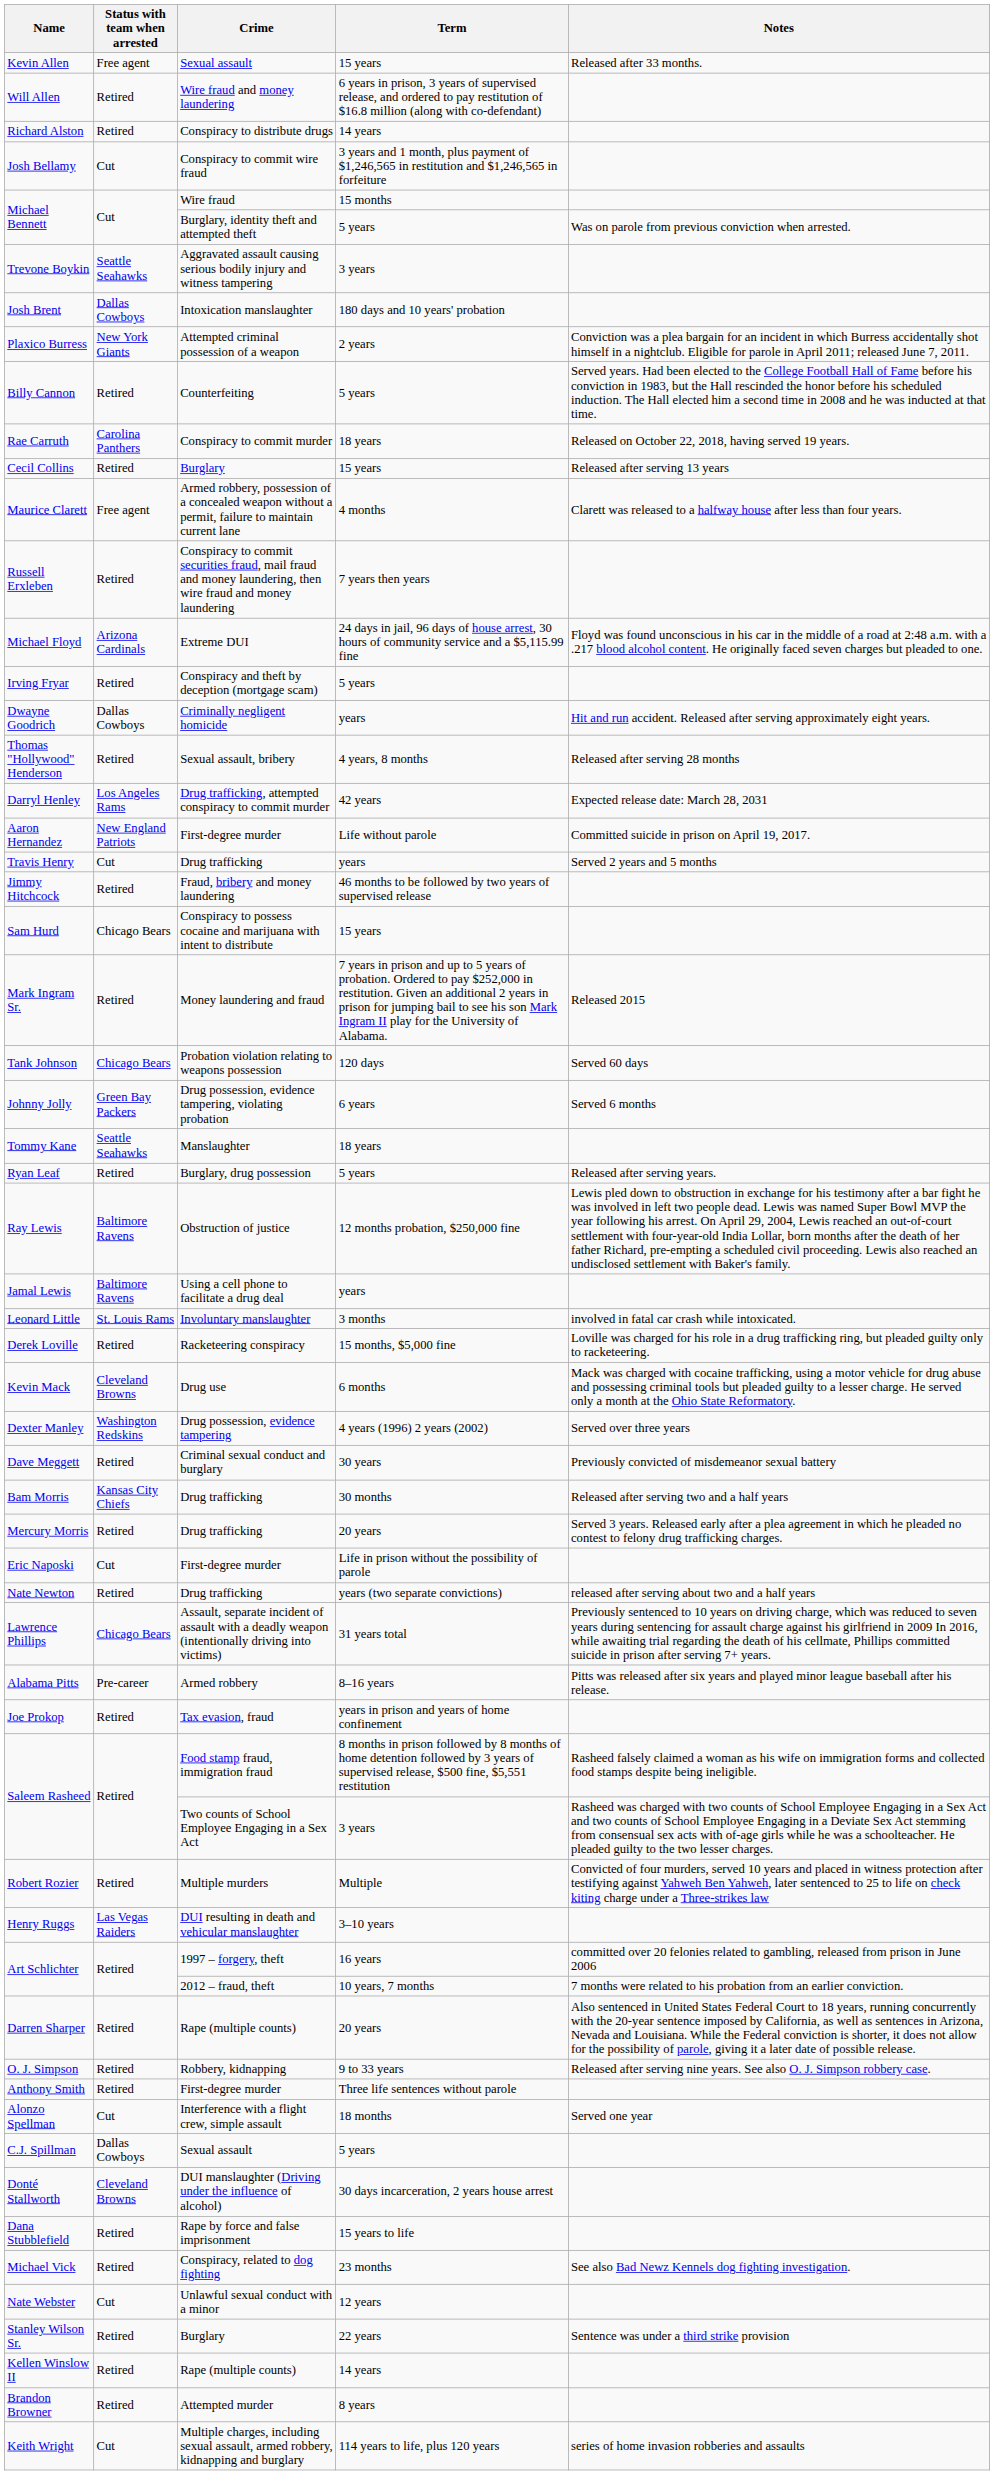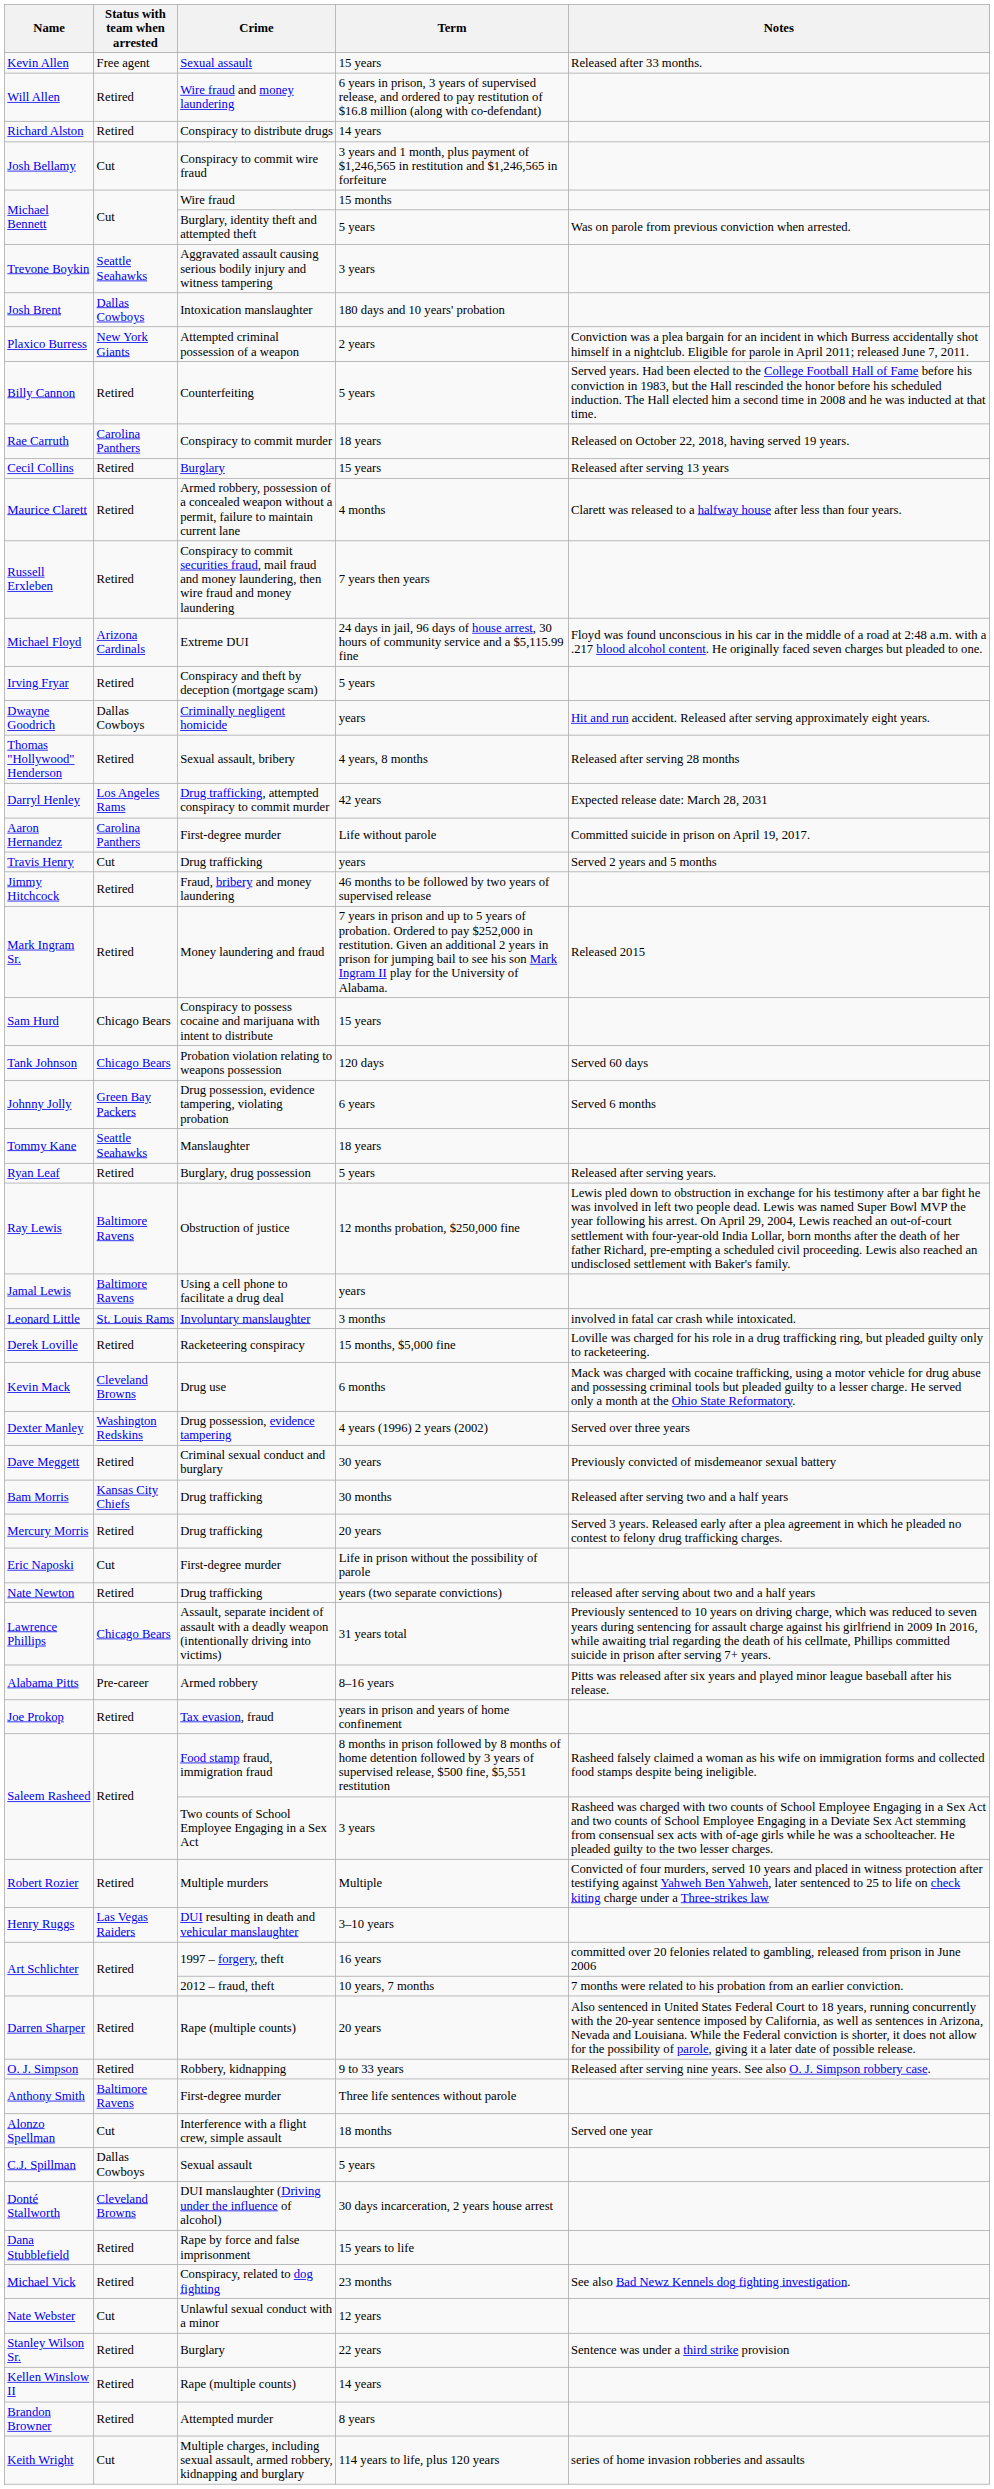(123, 509) Free agent -> (115, 509) Retired
(131, 834) New England Patriots -> (118, 834) Carolina Panthers
rows swapped: (33, 930) <-> (41, 1000)
(115, 2089) Retired -> (122, 2096) Baltimore Ravens
